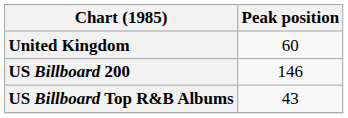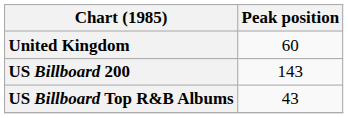(290, 71) 146 -> (290, 71) 143
